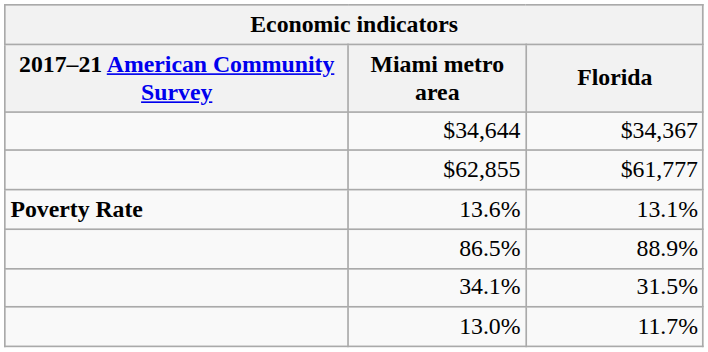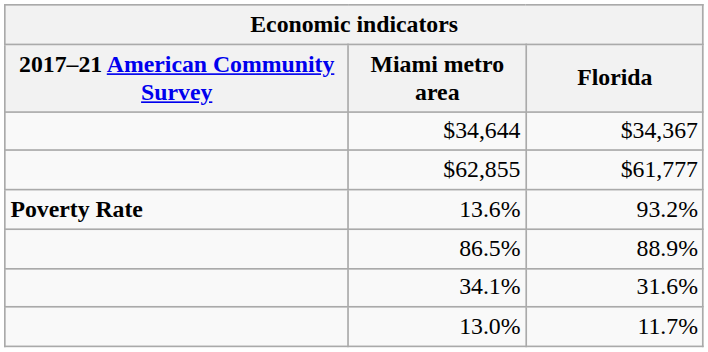(667, 209) 13.1% -> (667, 209) 93.2%
(667, 287) 31.5% -> (667, 287) 31.6%
